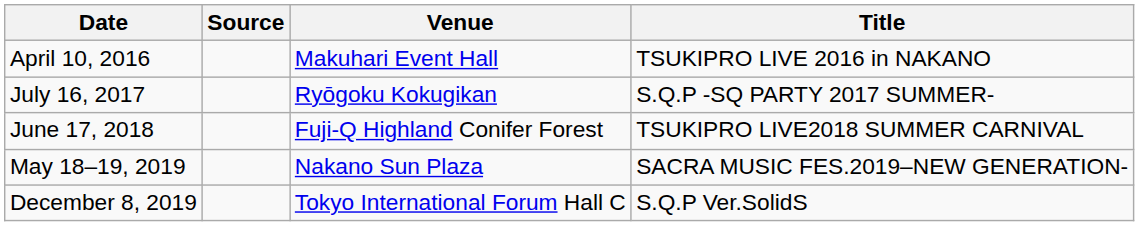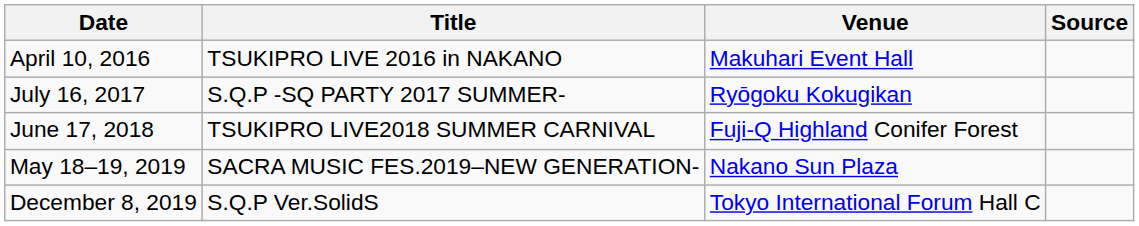columns swapped: (882, 22) <-> (246, 22)
